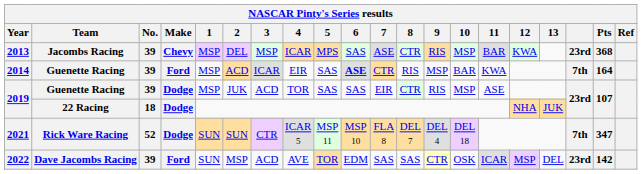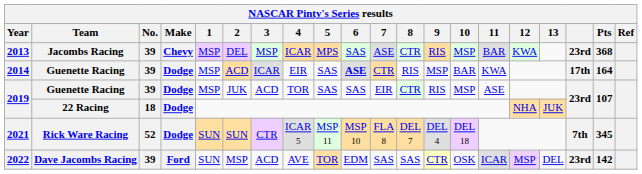(178, 70) Ford -> (178, 70) Dodge
(580, 70) 7th -> (580, 70) 17th
(604, 134) 347 -> (604, 134) 345
